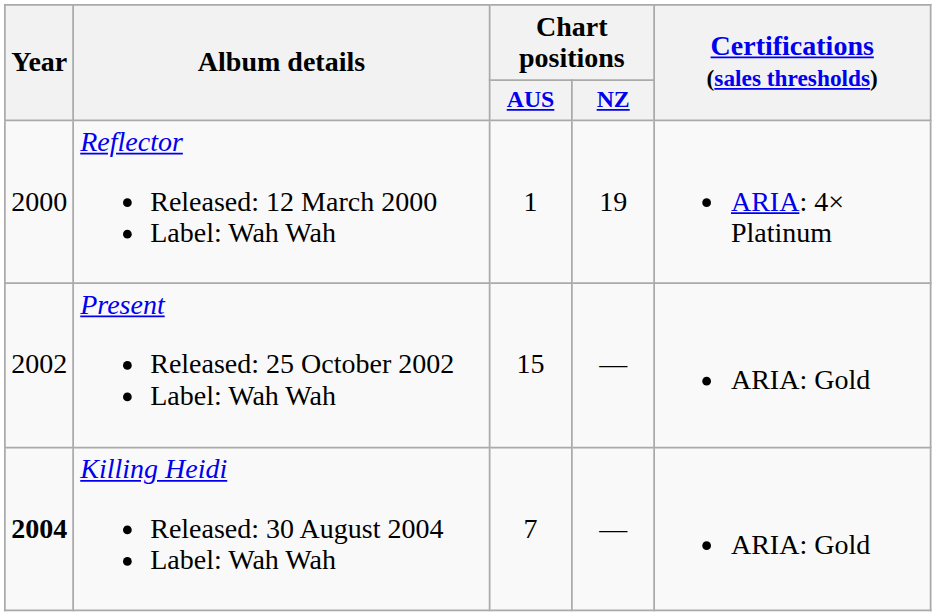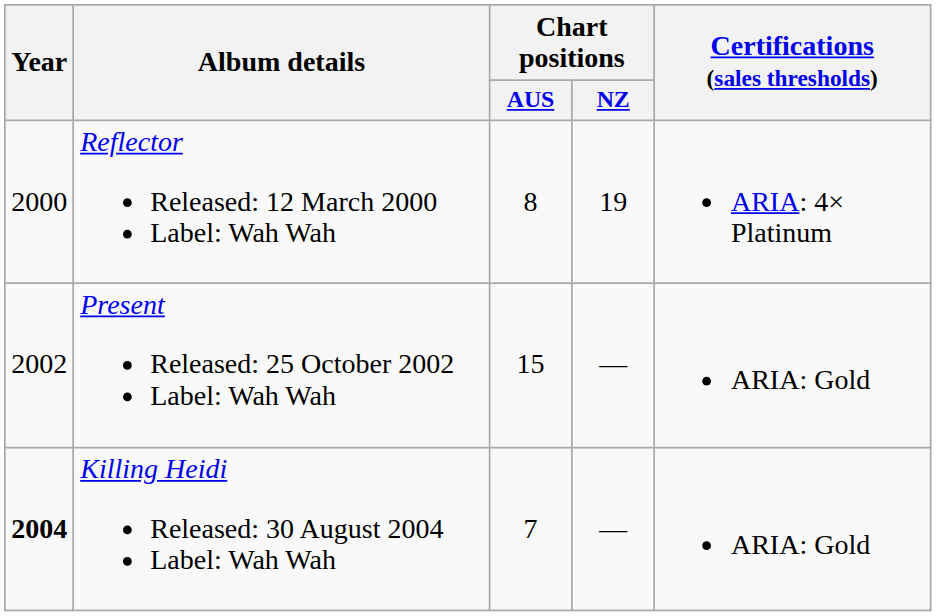(531, 201) 1 -> (531, 201) 8
